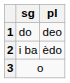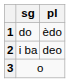(52, 31) deo -> (52, 31) èdo
(52, 50) èdo -> (52, 50) deo
